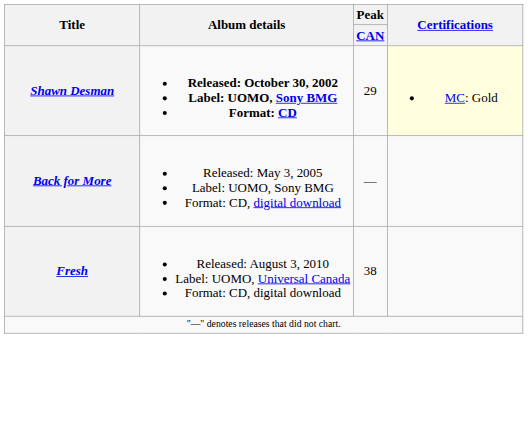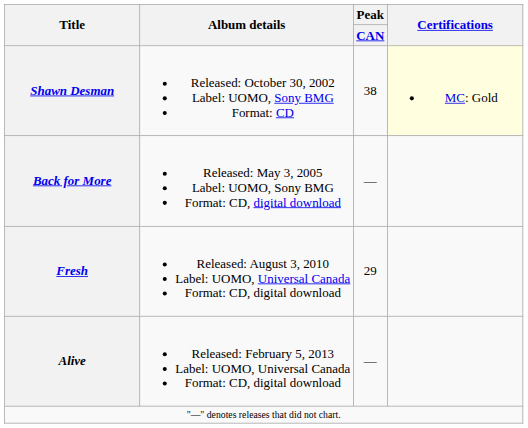(247, 98) bold -> (247, 98) normal
(370, 90) 29 -> (370, 90) 38
(370, 271) 38 -> (370, 271) 29
+ row: (72, 361)
